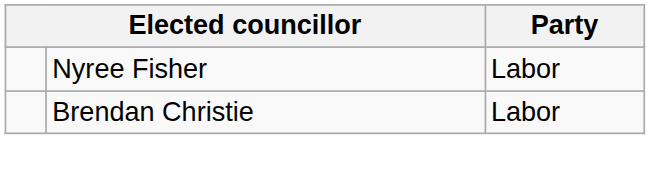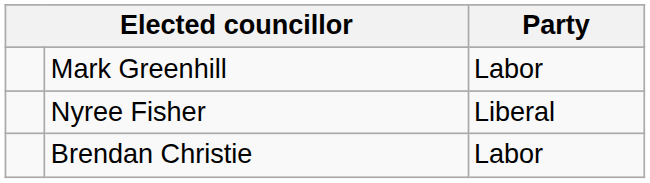+ row: (139, 68)
(526, 68) Labor -> (515, 111) Liberal
